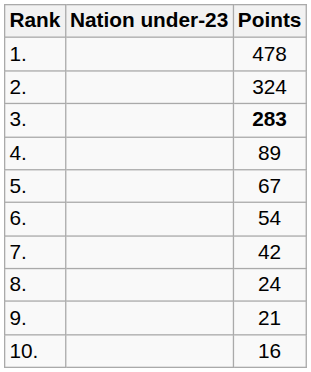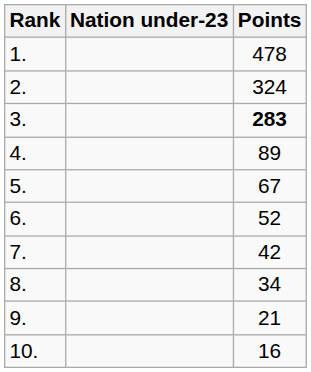(270, 218) 54 -> (270, 218) 52
(270, 284) 24 -> (270, 284) 34
